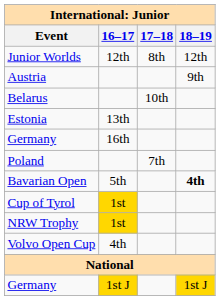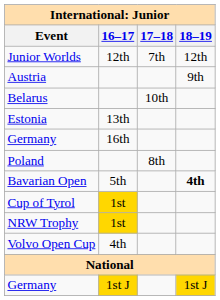(157, 56) 8th -> (157, 56) 7th
(157, 160) 7th -> (157, 160) 8th
